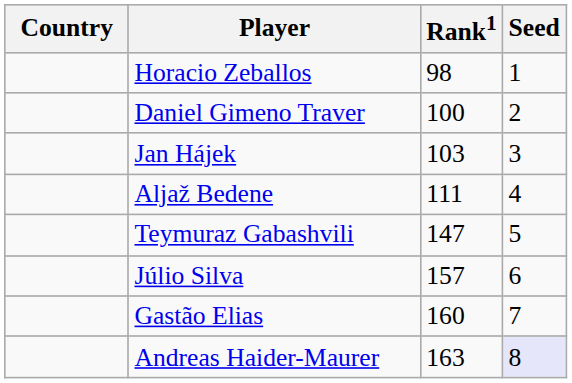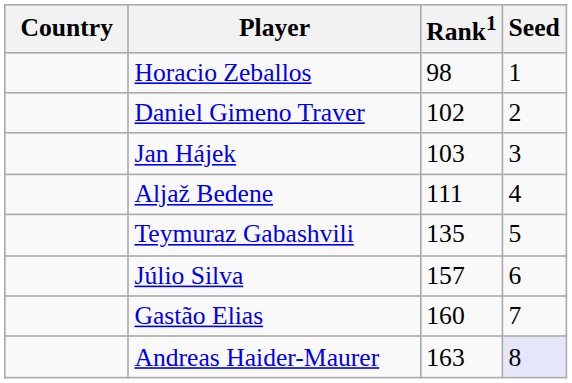(446, 112) 100 -> (446, 112) 102
(446, 234) 147 -> (446, 234) 135
